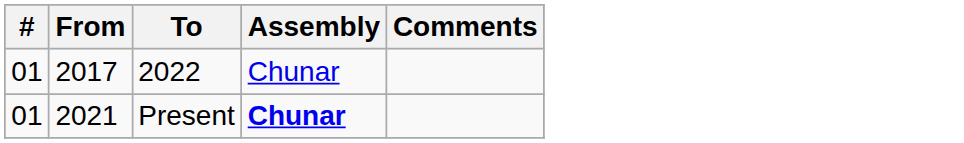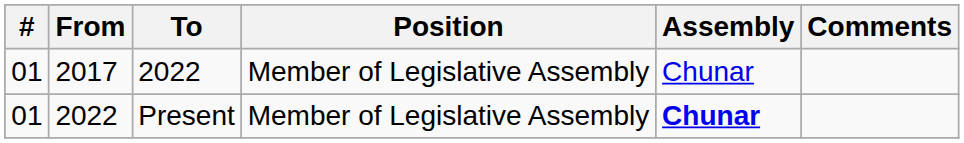+ column: (448, 26)
(87, 115) 2021 -> (87, 115) 2022
